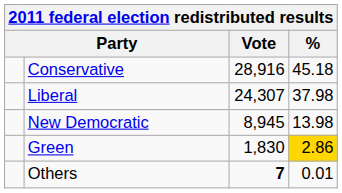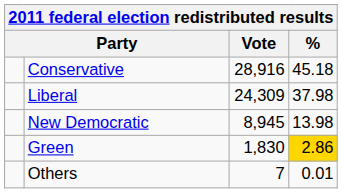(259, 95) 24,307 -> (259, 95) 24,309
(280, 174) bold -> (280, 174) normal
